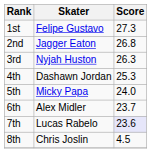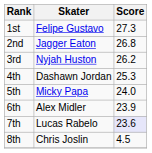(126, 60) 26.3 -> (126, 60) 26.2
(126, 108) 23.7 -> (126, 108) 23.9
